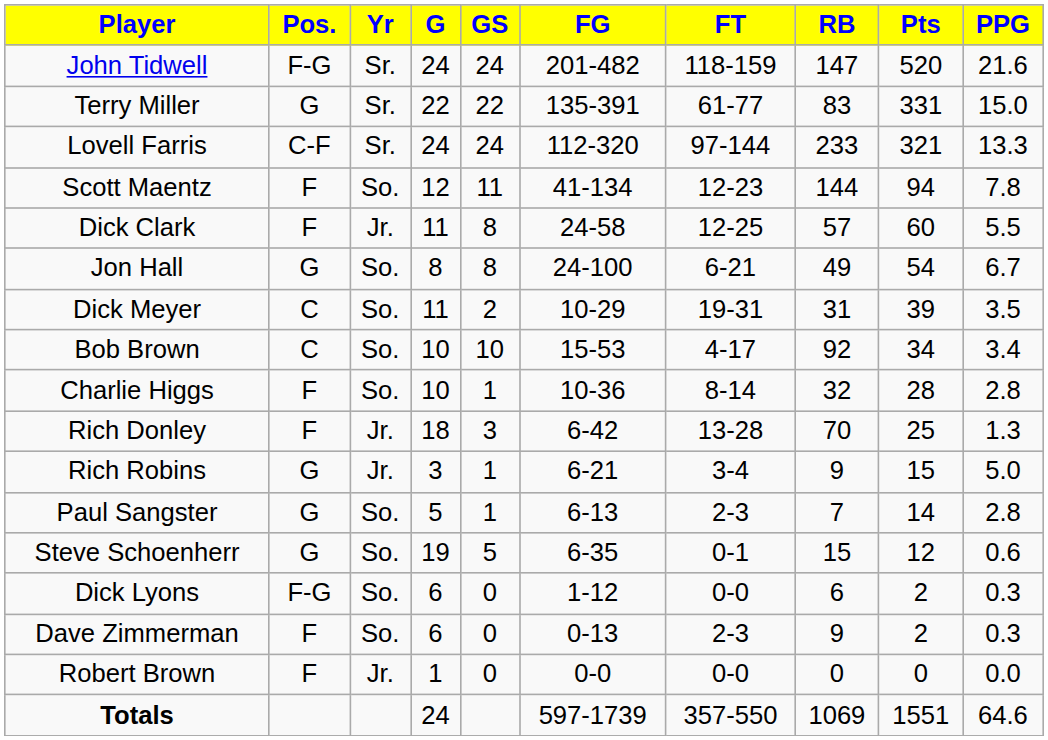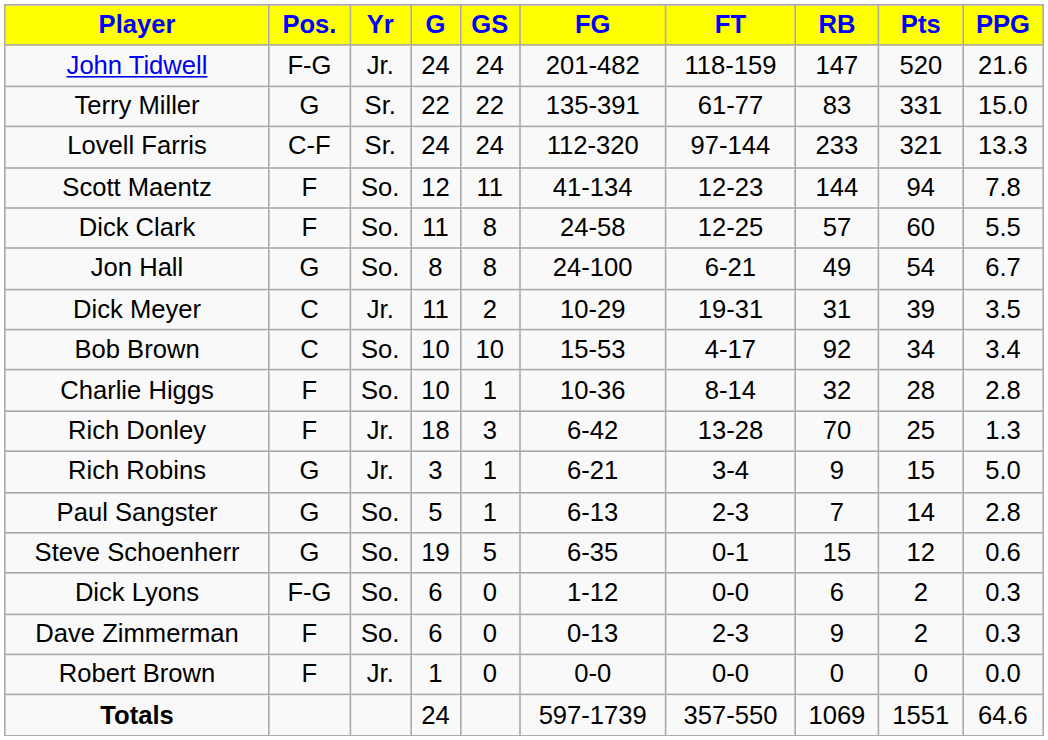(380, 65) Sr. -> (380, 65) Jr.
(380, 227) Jr. -> (380, 227) So.
(380, 308) So. -> (380, 308) Jr.
